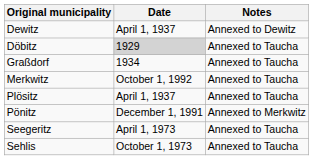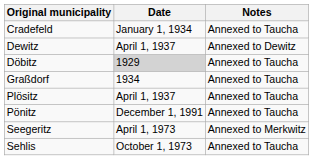+ row: (30, 29)
- row: (28, 79)
(257, 113) Annexed to Merkwitz -> (253, 113) Annexed to Taucha
(253, 130) Annexed to Taucha -> (257, 130) Annexed to Merkwitz
